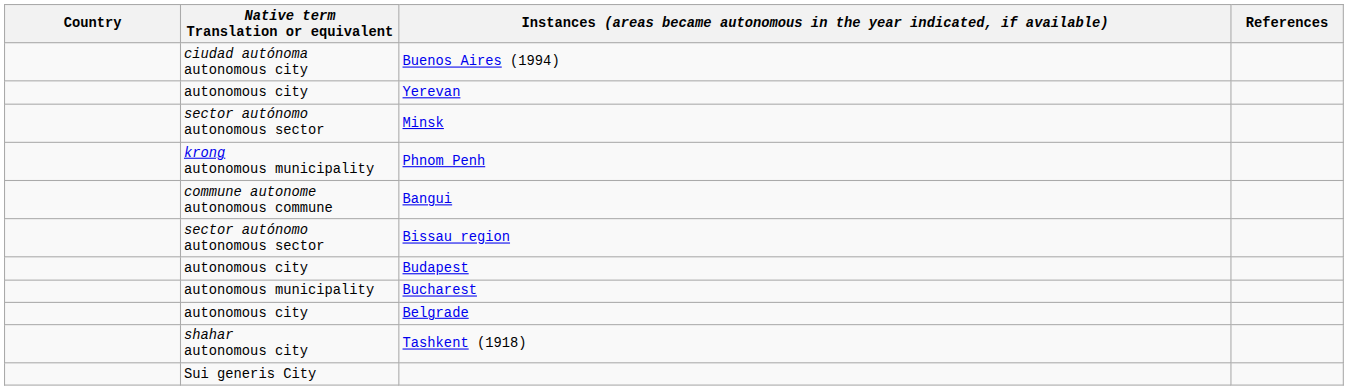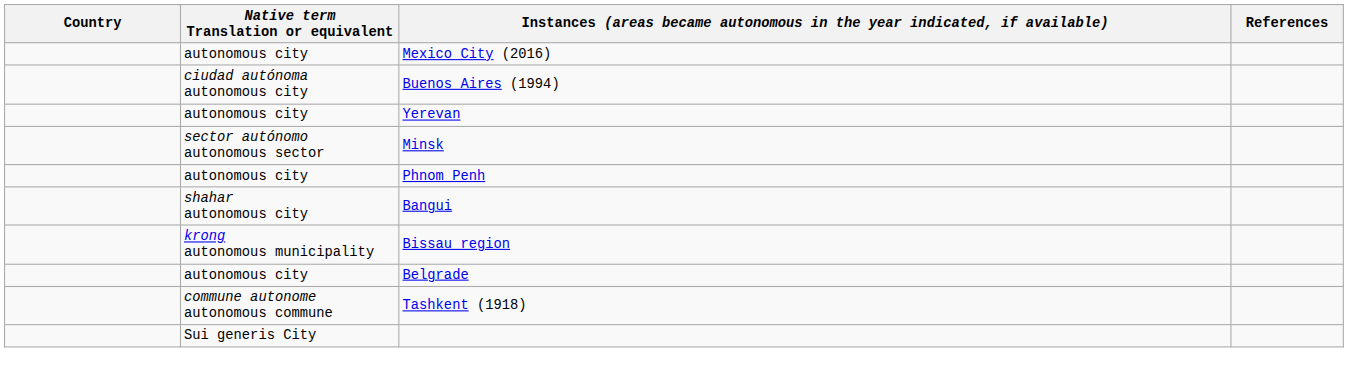+ row: (477, 54)
(279, 161) krong autonomous municipality -> (246, 176) autonomous city
(258, 200) commune autonome autonomous commune -> (246, 206) shahar autonomous city
(254, 238) sector autónomo autonomous sector -> (279, 245) krong autonomous municipality
- row: (436, 268)
- row: (440, 291)
(246, 344) shahar autonomous city -> (258, 305) commune autonome autonomous commune
